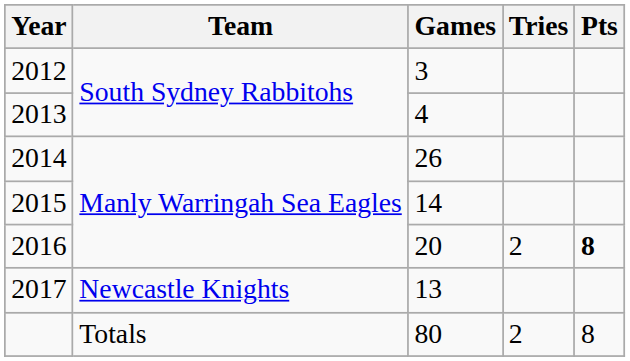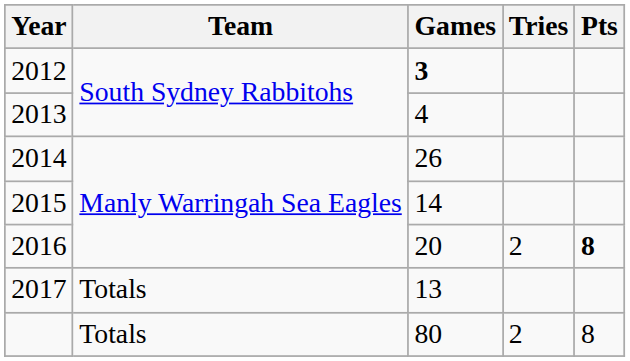(421, 70) normal -> (421, 70) bold
(184, 289) Newcastle Knights -> (113, 289) Totals
